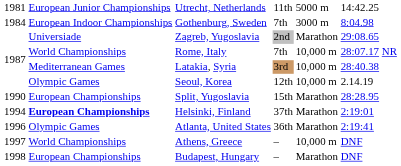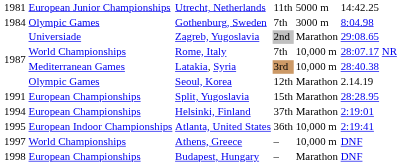(100, 22) European Indoor Championships -> (64, 22) Olympic Games
(316, 82) 10,000 m -> (317, 82) Marathon
(15, 97) 1990 -> (15, 97) 1991
(89, 112) bold -> (85, 112) normal
(15, 126) 1996 -> (15, 126) 1995
(64, 127) Olympic Games -> (100, 127) European Indoor Championships
(317, 126) Marathon -> (316, 126) 10,000 m
